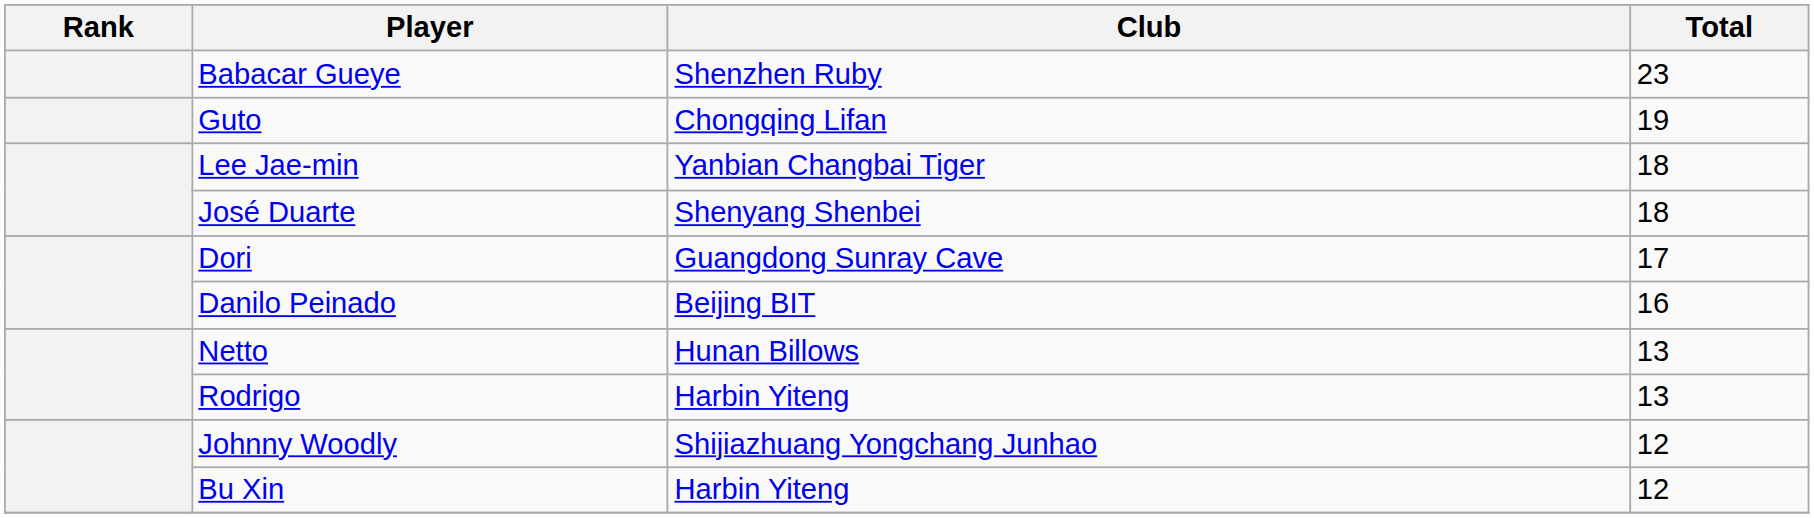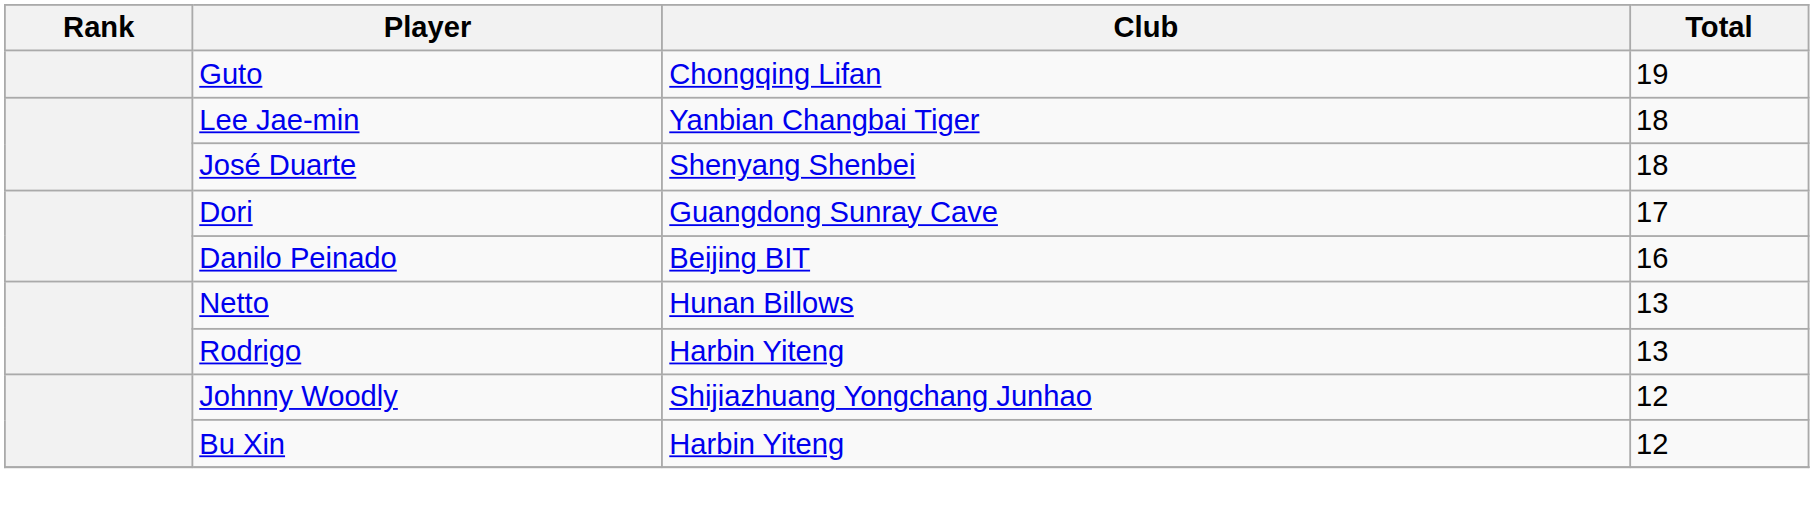- row: (300, 73)
